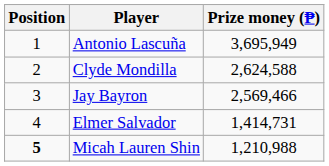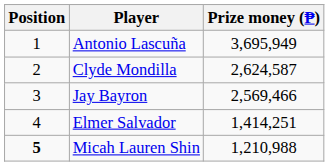(264, 69) 2,624,588 -> (264, 69) 2,624,587
(264, 122) 1,414,731 -> (264, 122) 1,414,251
